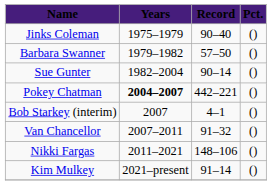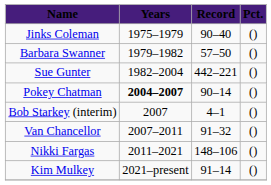(216, 72) 90–14 -> (216, 72) 442–221
(216, 92) 442–221 -> (216, 92) 90–14
